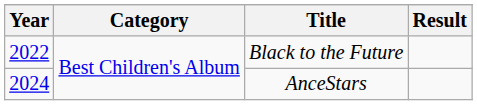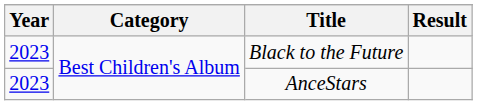(29, 52) 2022 -> (29, 52) 2023
(29, 83) 2024 -> (29, 83) 2023
